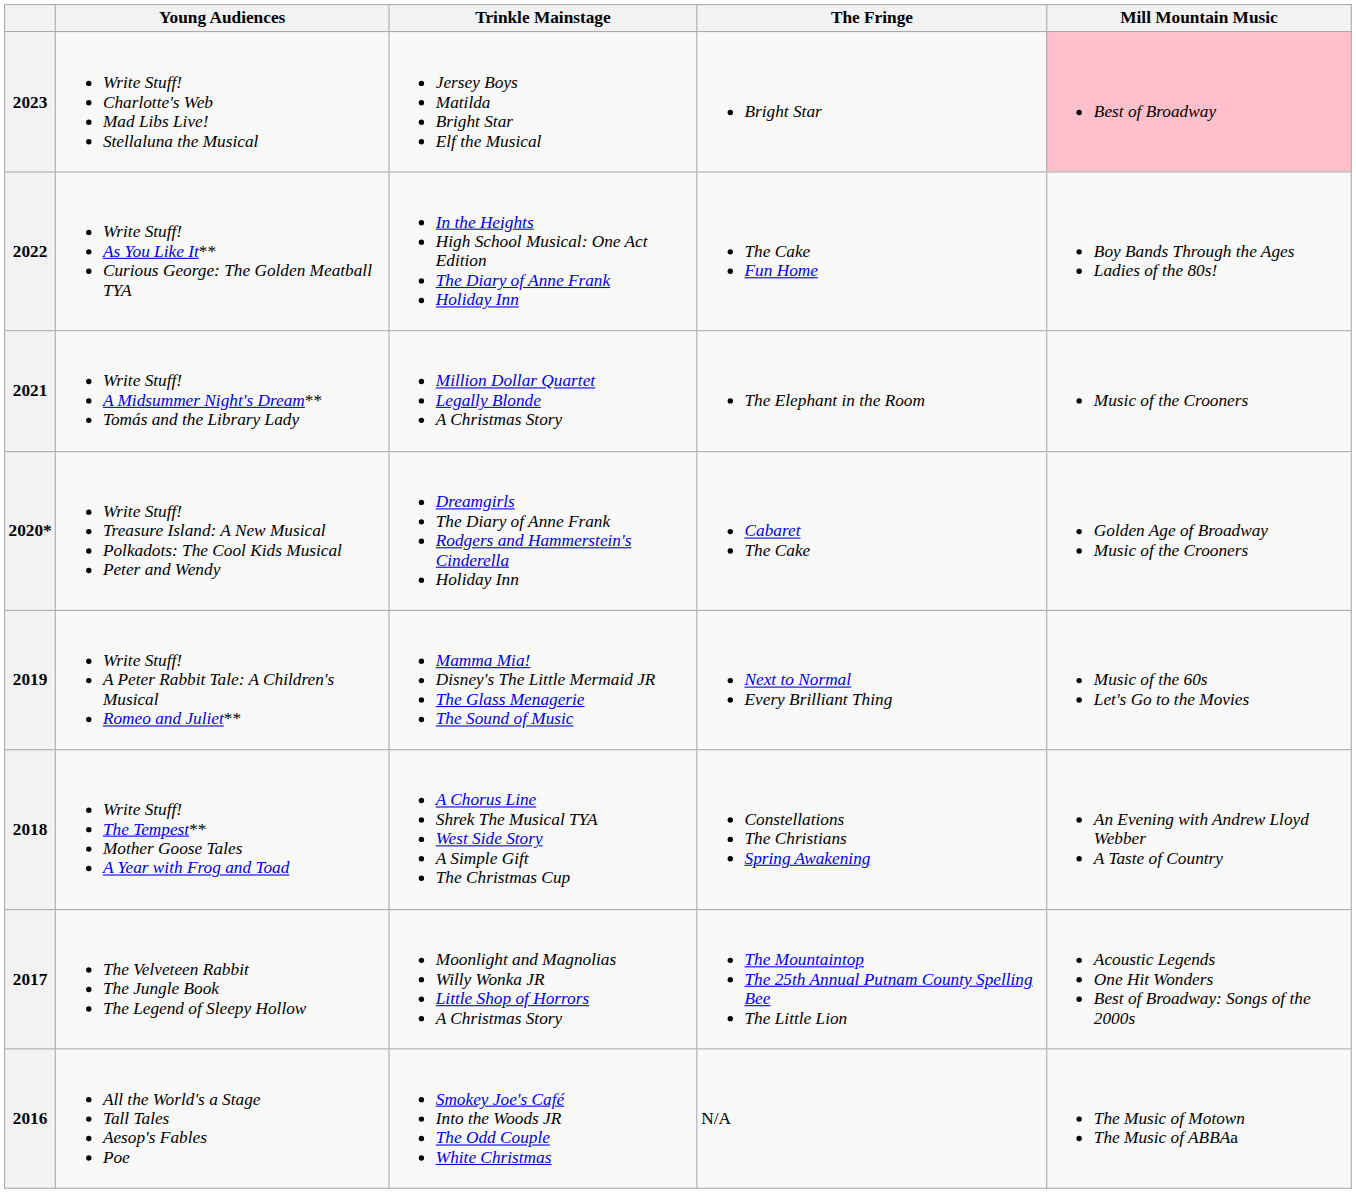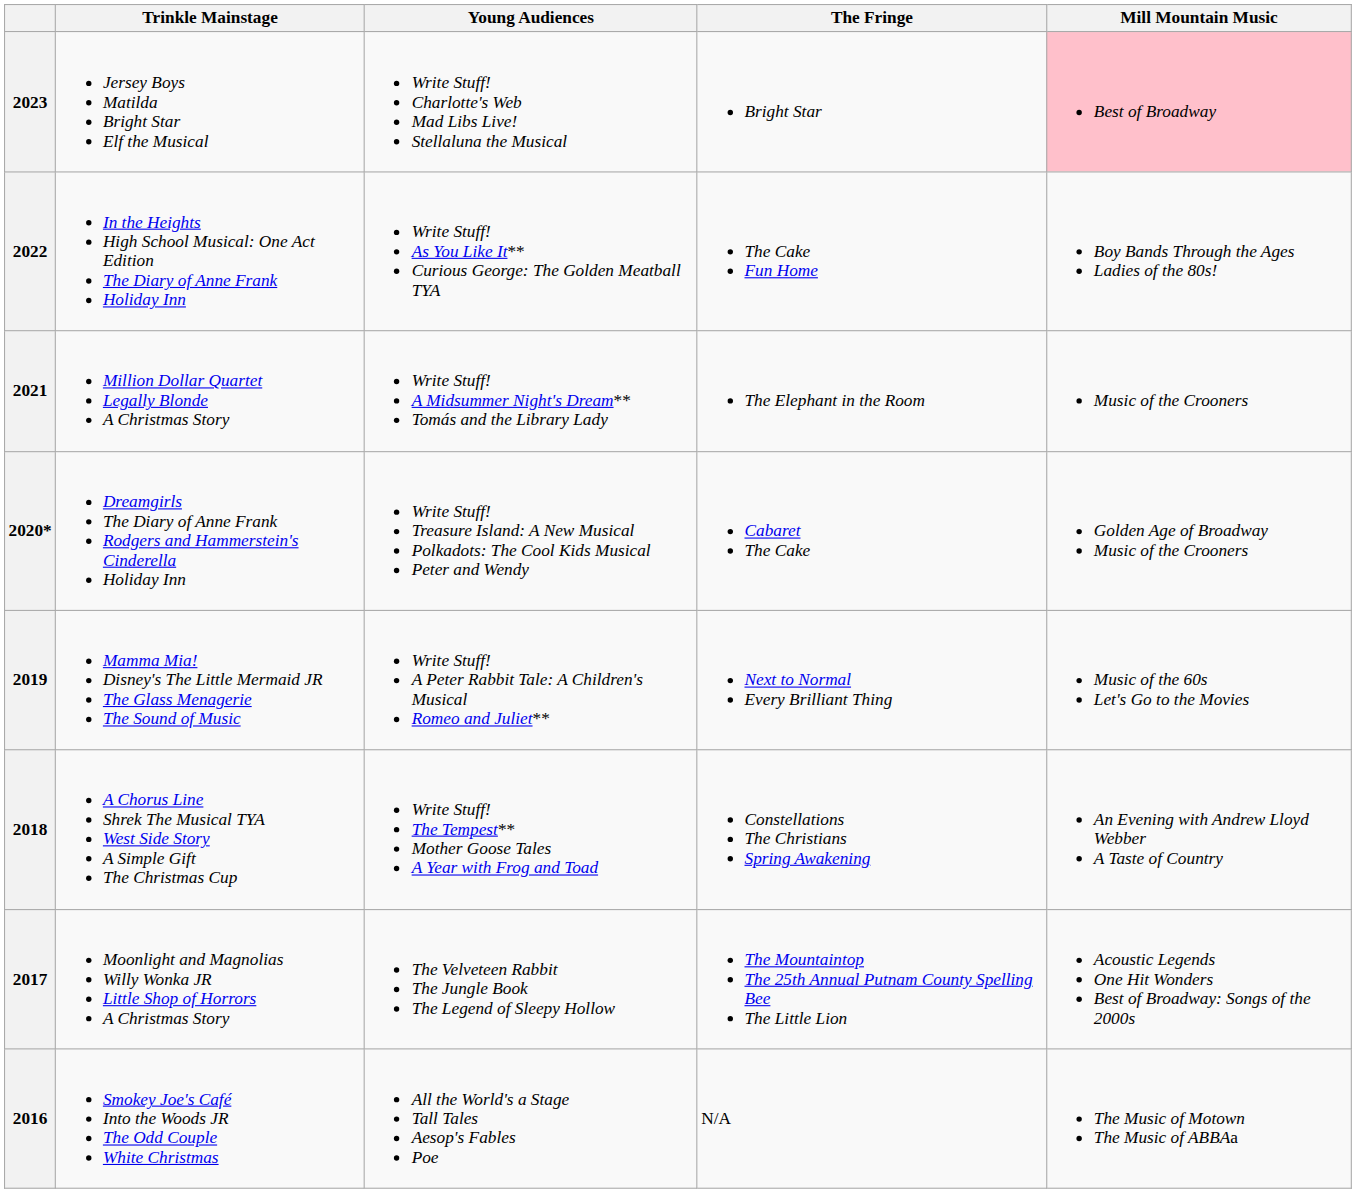columns swapped: (543, 18) <-> (222, 18)
